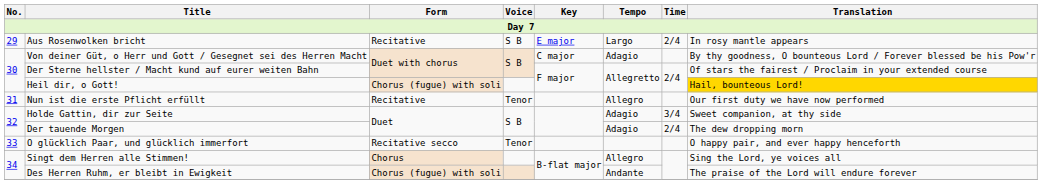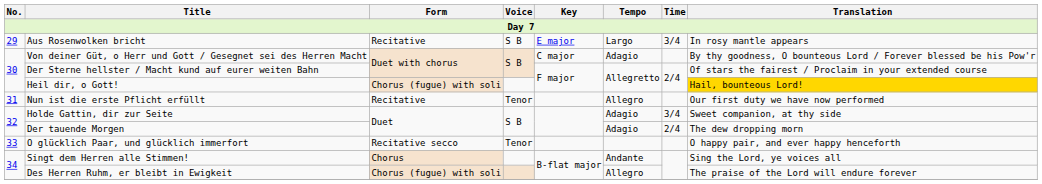(672, 41) 2/4 -> (672, 41) 3/4
(625, 158) Allegro -> (625, 158) Andante
(625, 172) Andante -> (625, 172) Allegro
